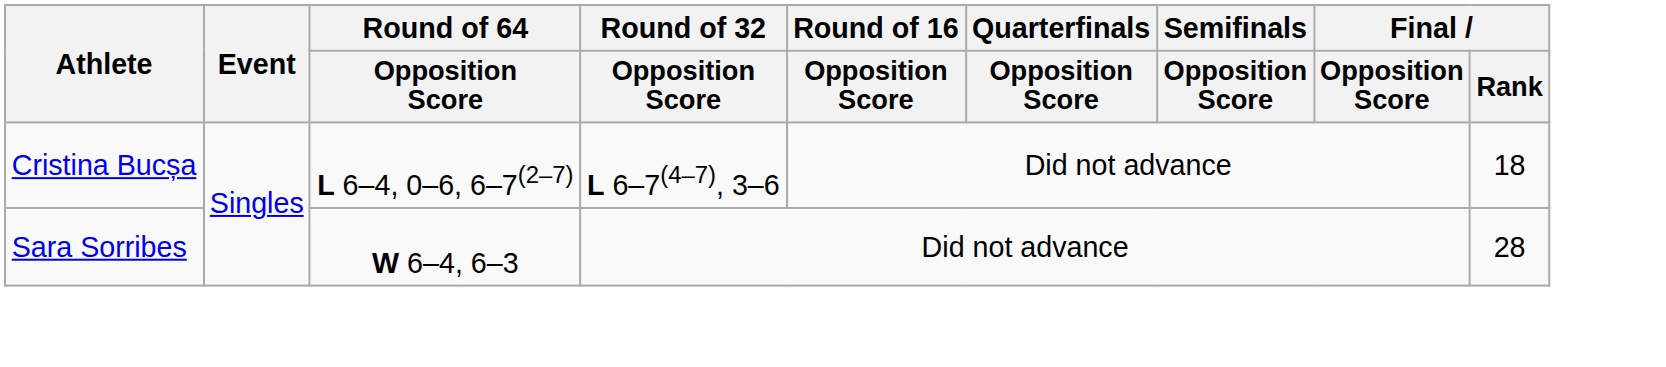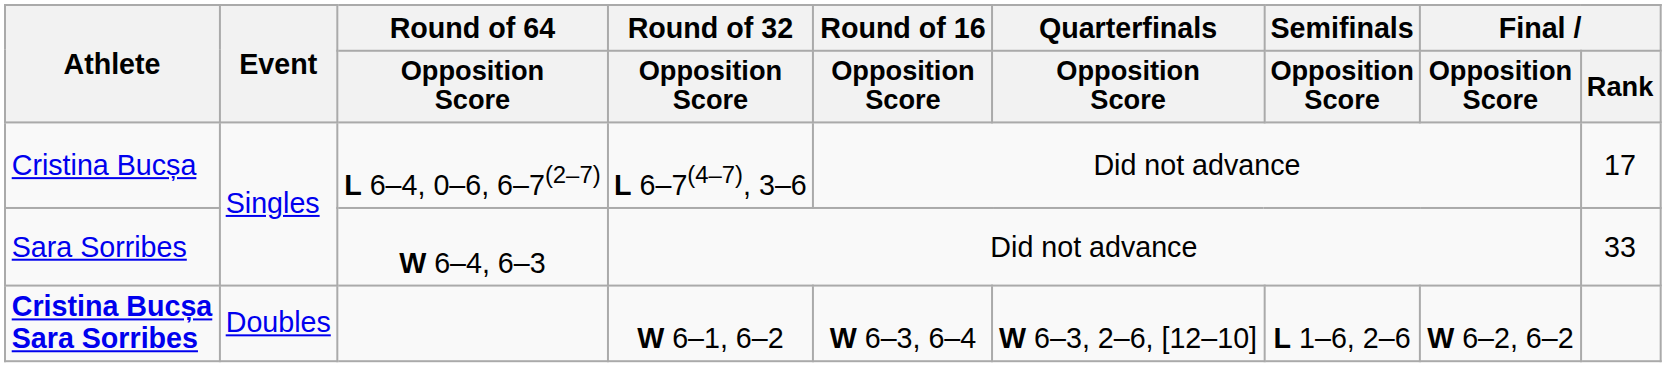(1510, 166) 18 -> (1620, 166) 17
(1510, 246) 28 -> (1620, 246) 33
+ row: (112, 324)
